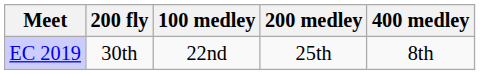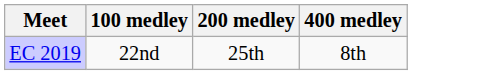- column: (119, 20)
